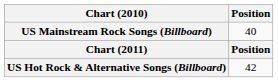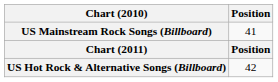(251, 31) 40 -> (251, 31) 41
